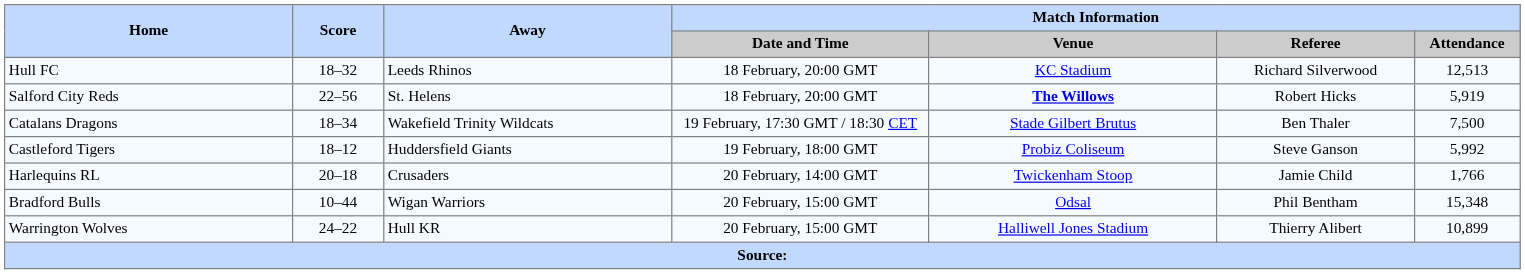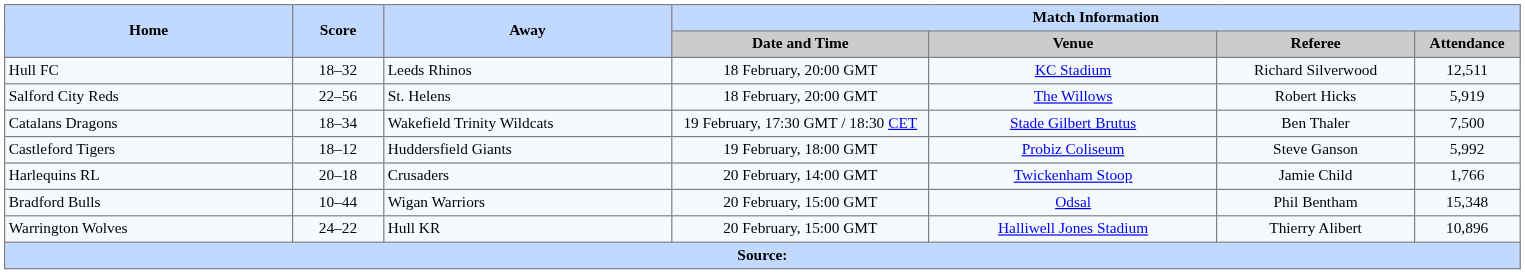(1467, 70) 12,513 -> (1467, 70) 12,511
(1073, 96) bold -> (1073, 96) normal
(1467, 228) 10,899 -> (1467, 228) 10,896
